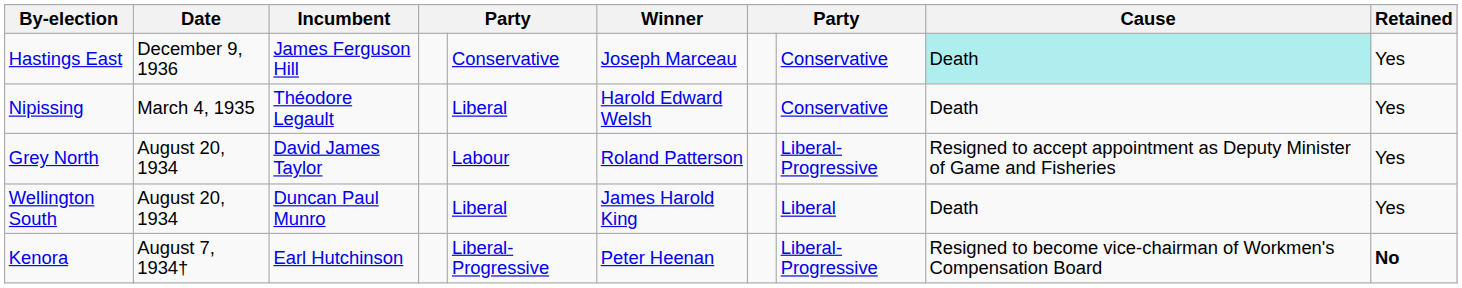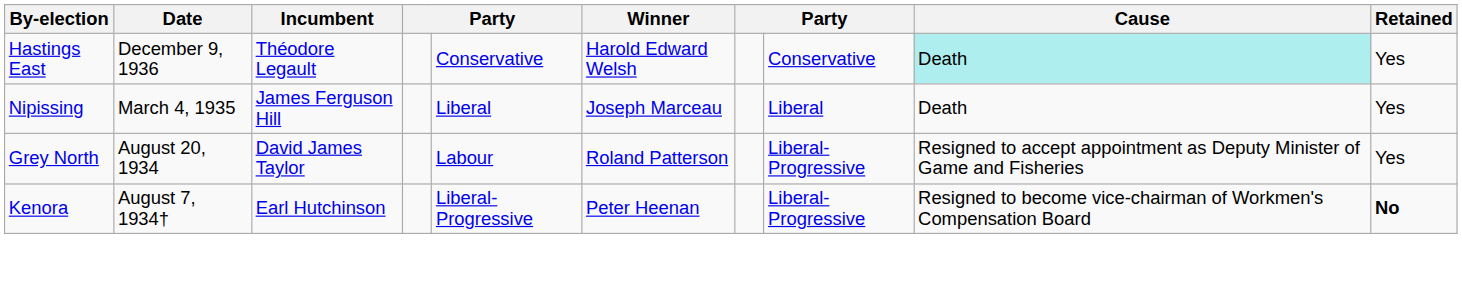(342, 58) James Ferguson Hill -> (295, 58) Théodore Legault
(669, 58) Joseph Marceau -> (647, 58) Harold Edward Welsh
(313, 108) Théodore Legault -> (324, 108) James Ferguson Hill
(662, 108) Harold Edward Welsh -> (654, 108) Joseph Marceau
(834, 108) Conservative -> (796, 108) Liberal
- row: (52, 208)
